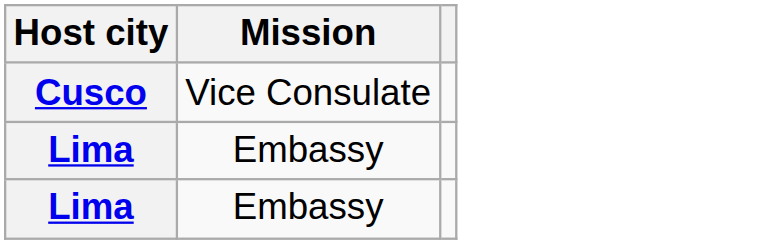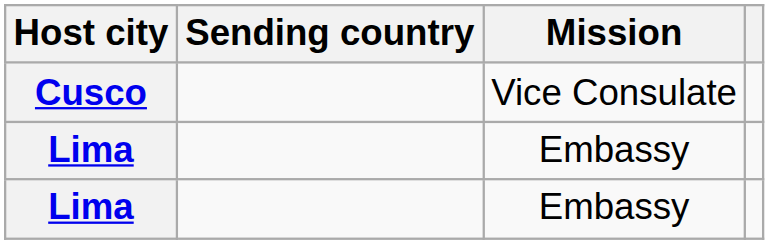+ column: (330, 33)
